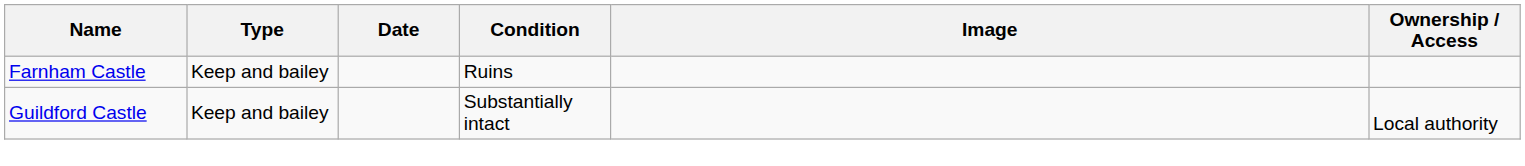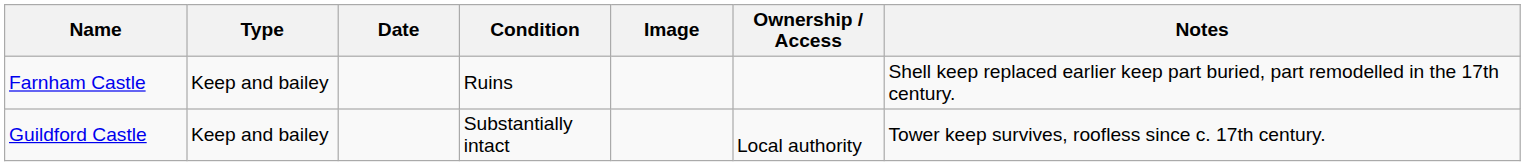+ column: (1202, 30)
